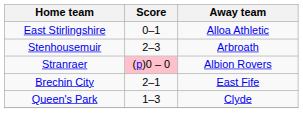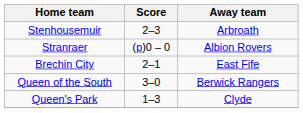- row: (65, 30)
(151, 64) pink background -> (151, 47) no background
+ row: (65, 82)
